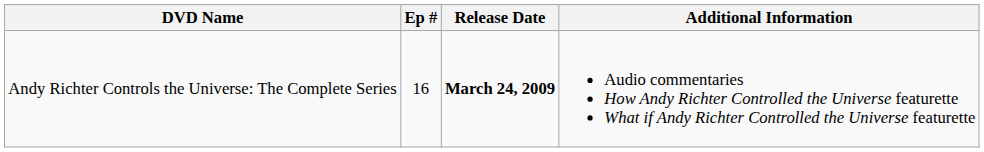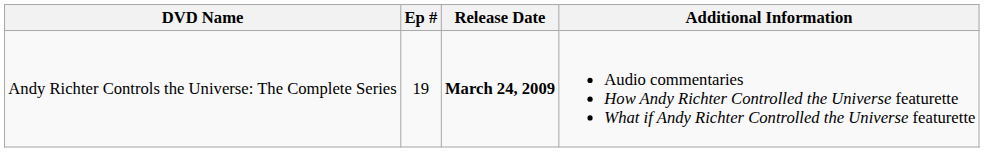(421, 88) 16 -> (421, 88) 19
